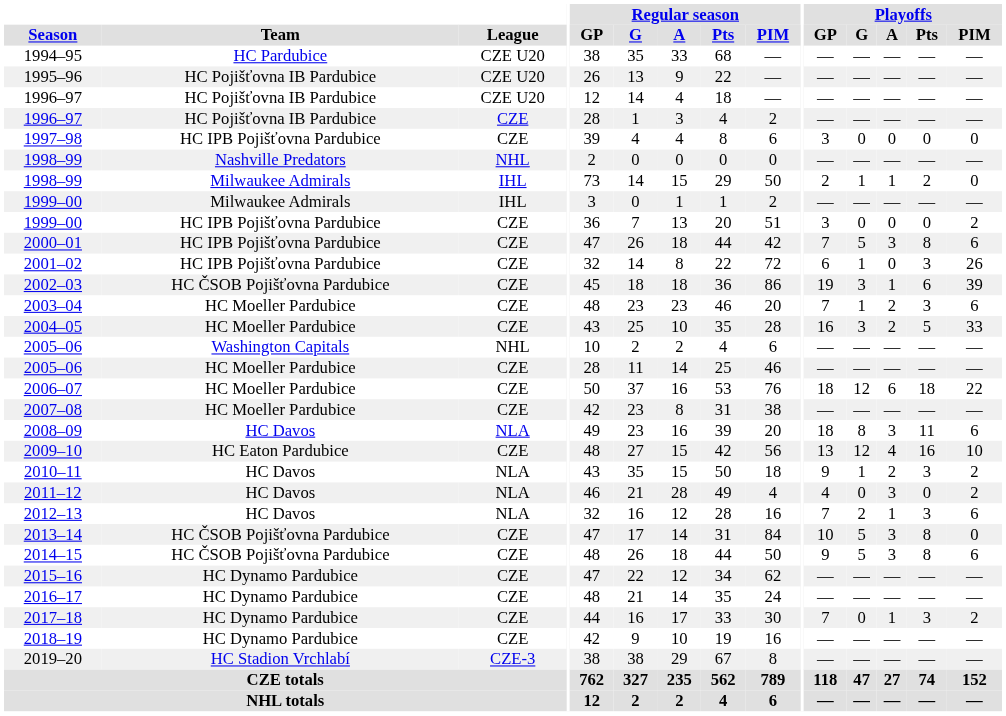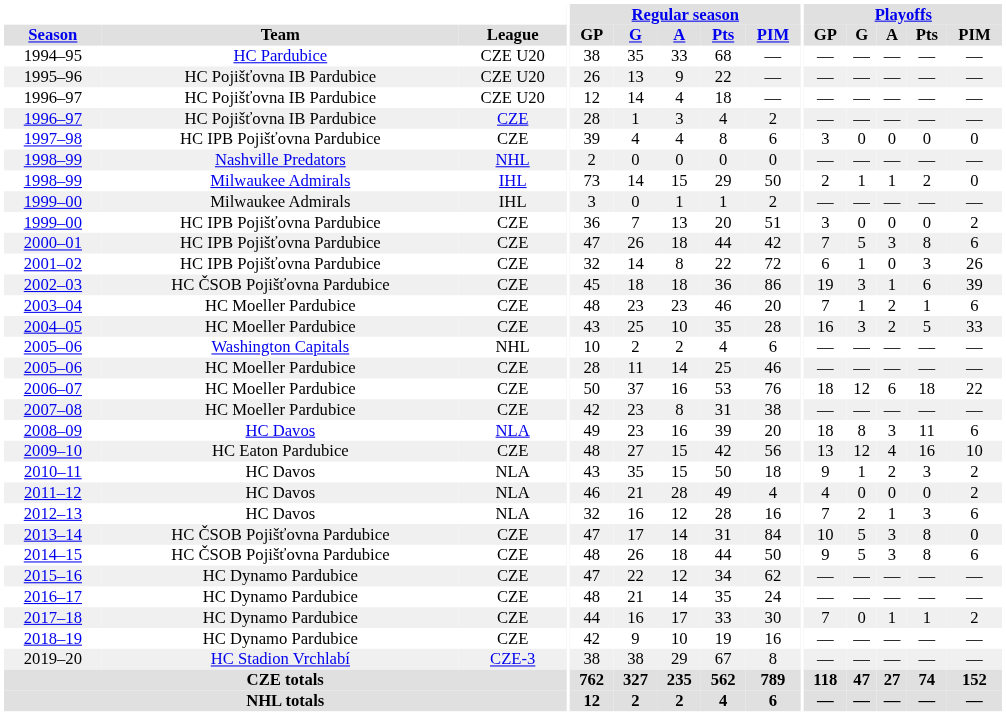(927, 305) 3 -> (927, 305) 1
(892, 492) 3 -> (892, 492) 0
(927, 617) 3 -> (927, 617) 1
